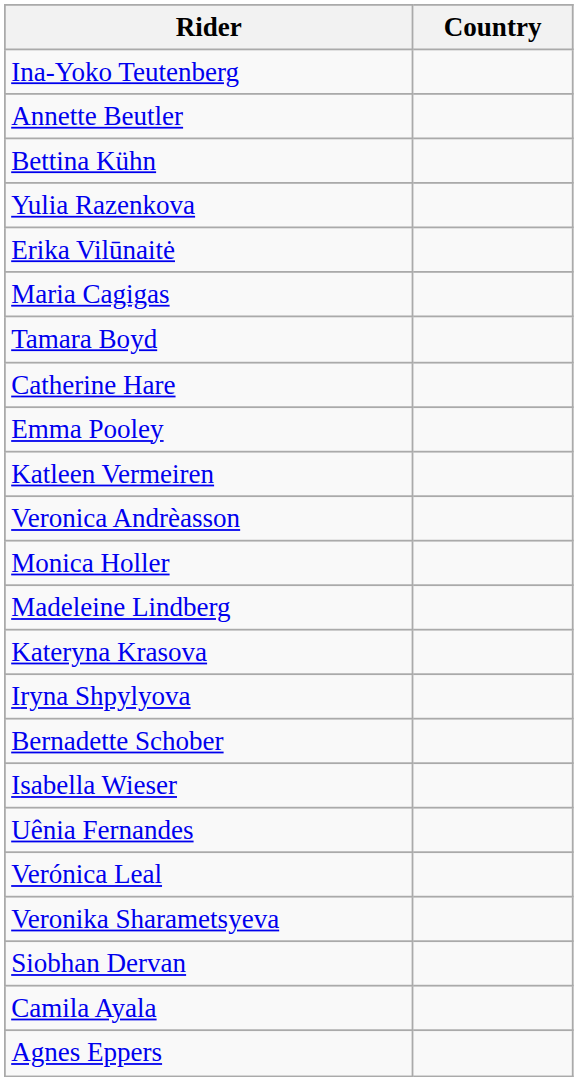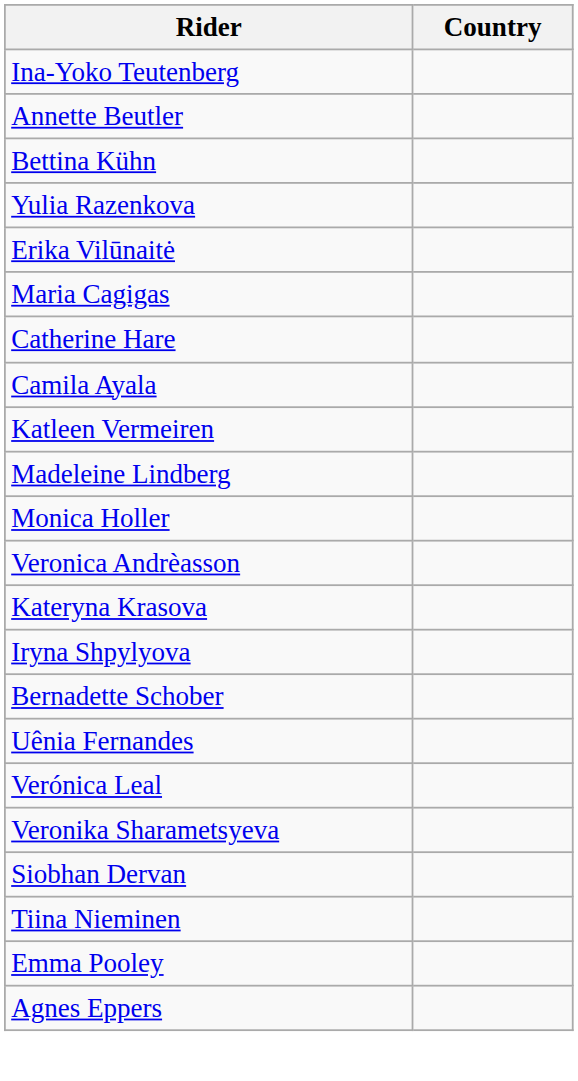- row: (84, 339)
rows swapped: (87, 428) <-> (84, 1008)
rows swapped: (126, 517) <-> (121, 606)
- row: (94, 785)
+ row: (96, 919)
